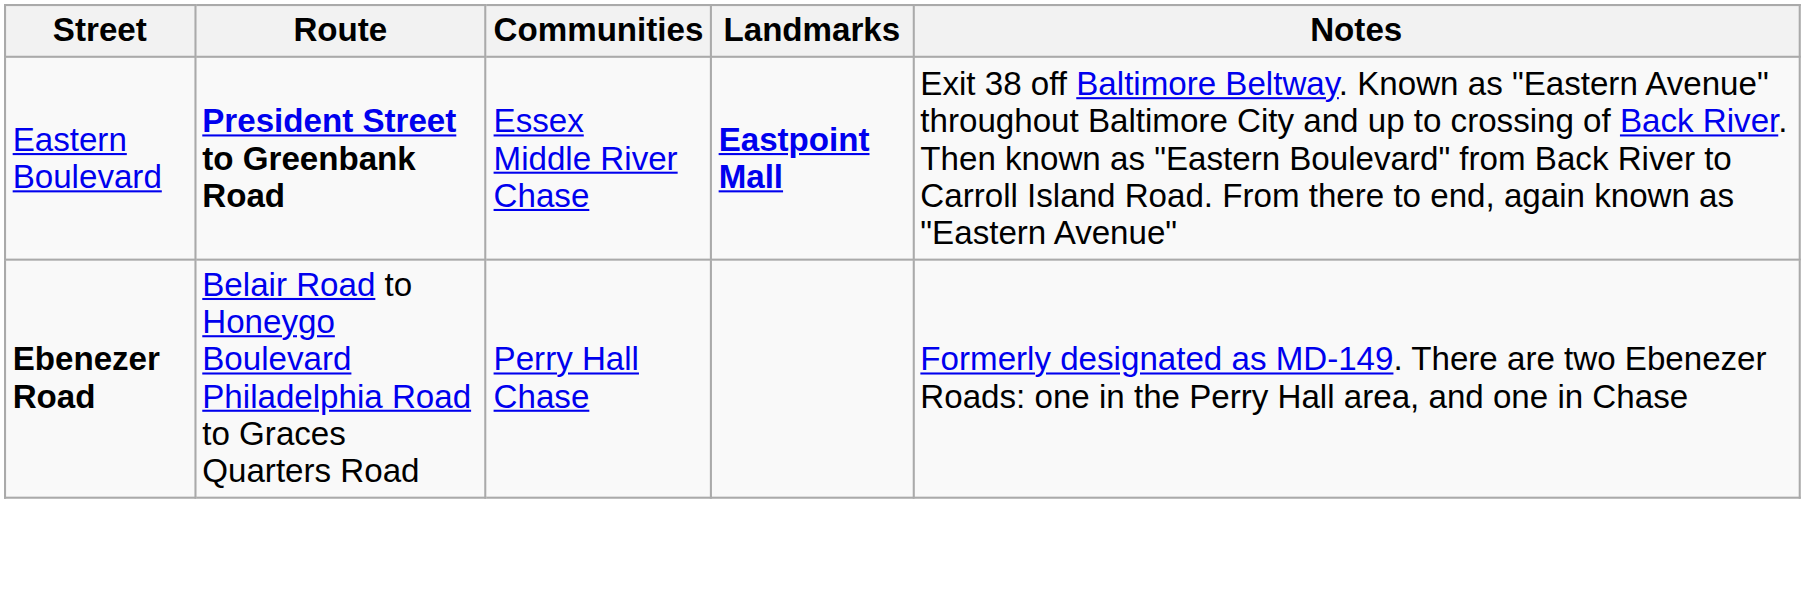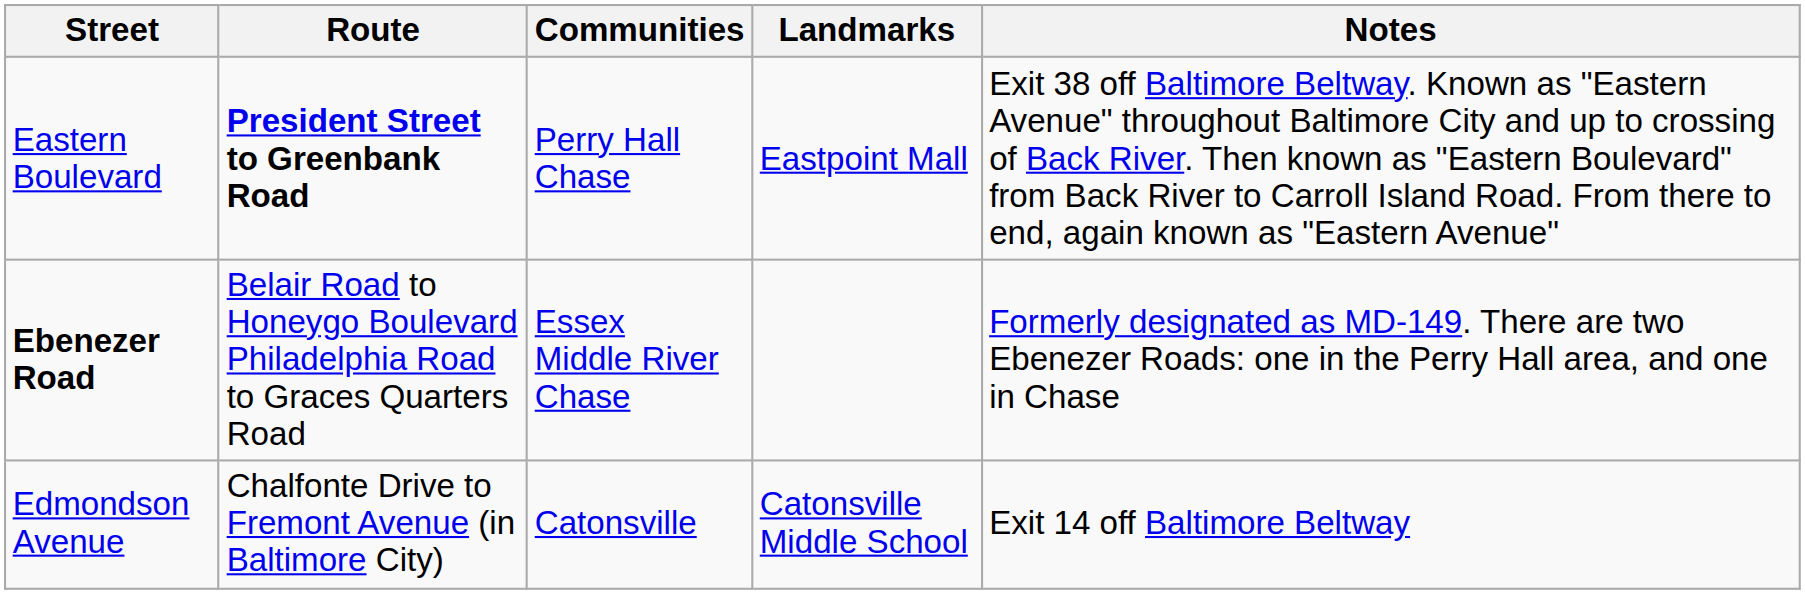(586, 157) Essex Middle River Chase -> (607, 157) Perry Hall Chase
(794, 157) bold -> (864, 157) normal
(566, 378) Perry Hall Chase -> (627, 359) Essex Middle River Chase
+ row: (101, 523)
